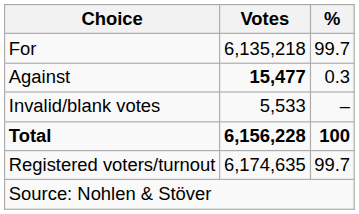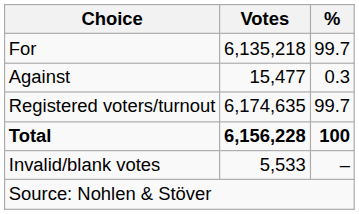(278, 77) bold -> (278, 77) normal
rows swapped: (85, 106) <-> (112, 164)
